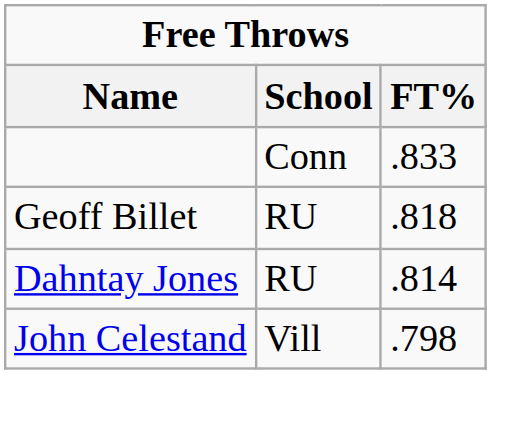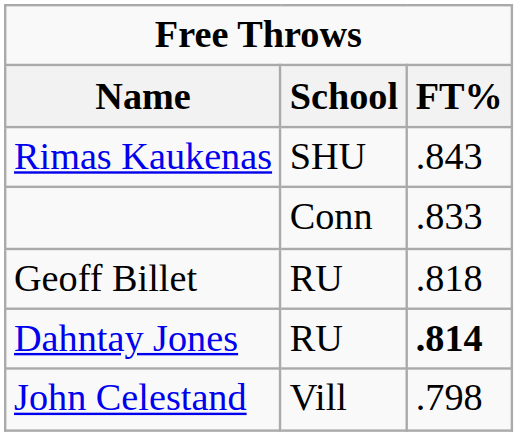+ row: (143, 156)
(424, 277) normal -> (449, 338) bold
